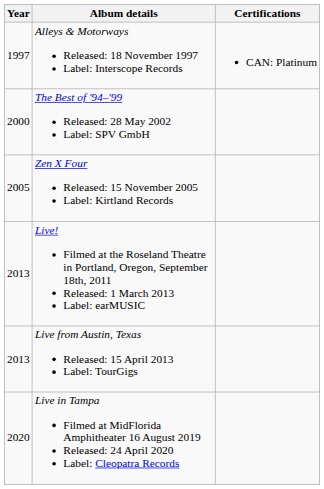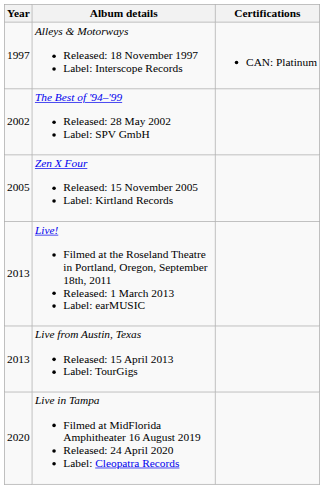(18, 121) 2000 -> (18, 121) 2002
